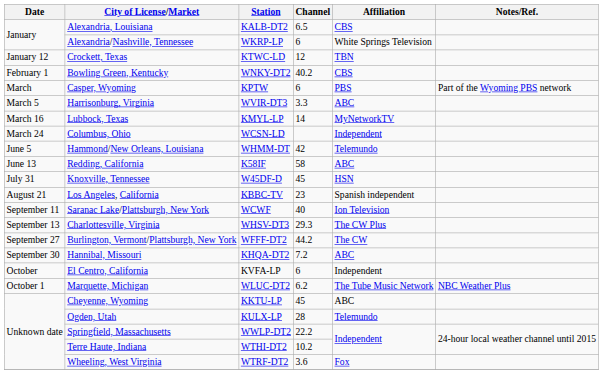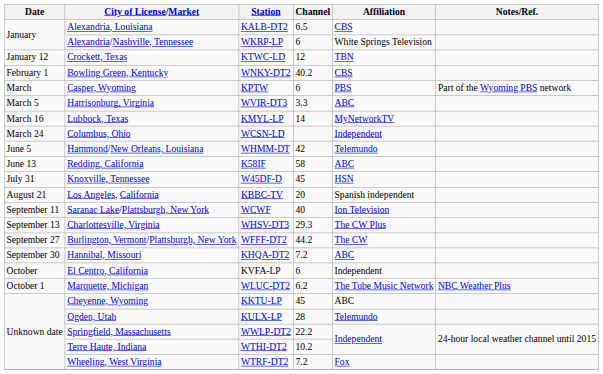(300, 194) 23 -> (300, 194) 20
(301, 362) 3.6 -> (301, 362) 7.2
